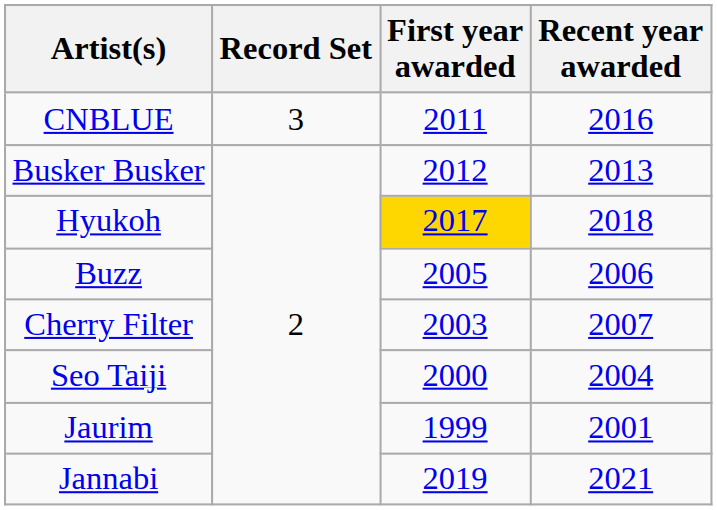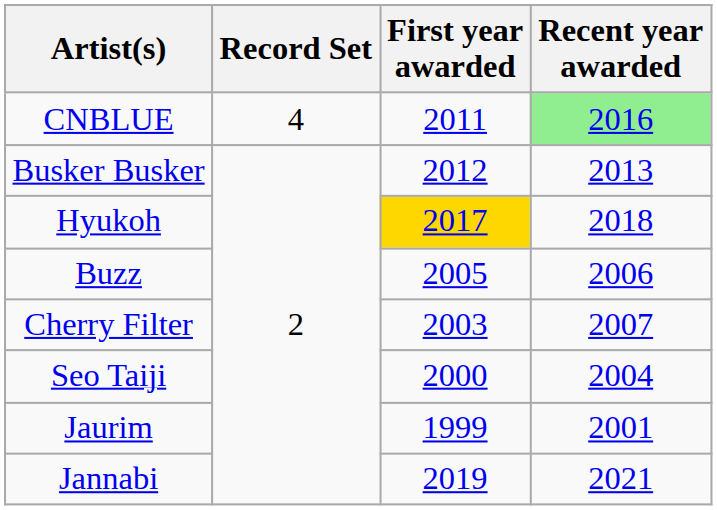(296, 118) 3 -> (296, 118) 4
(621, 118) no background -> (621, 118) lightgreen background
